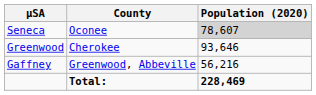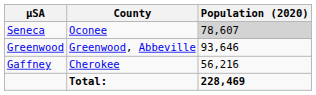(94, 47) Cherokee -> (132, 47) Greenwood, Abbeville
(132, 64) Greenwood, Abbeville -> (94, 64) Cherokee
